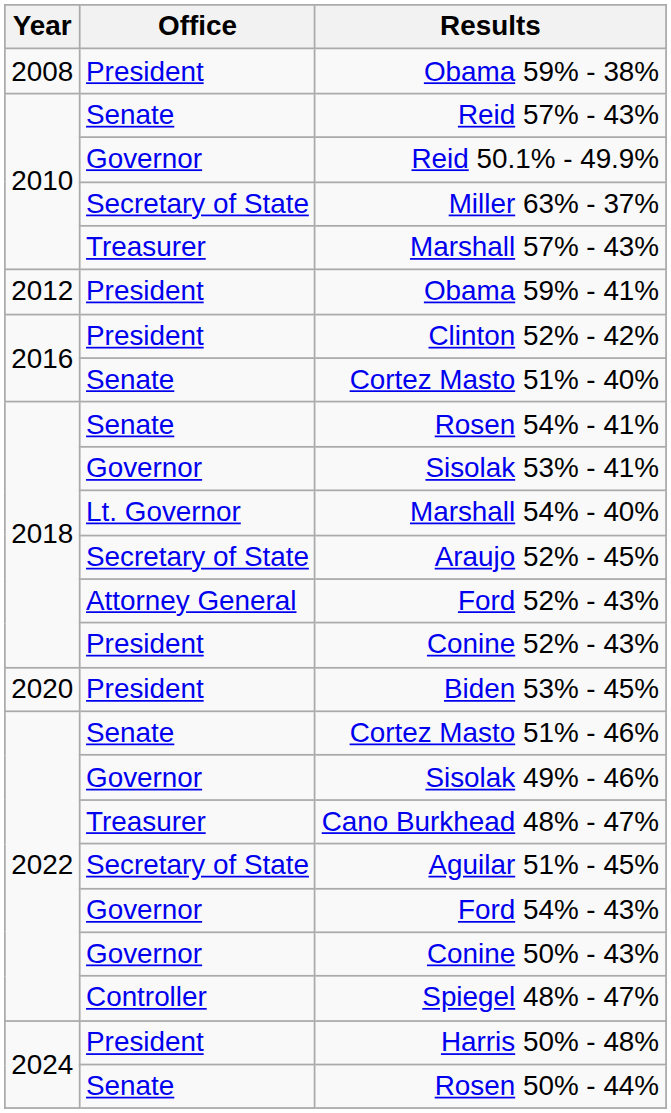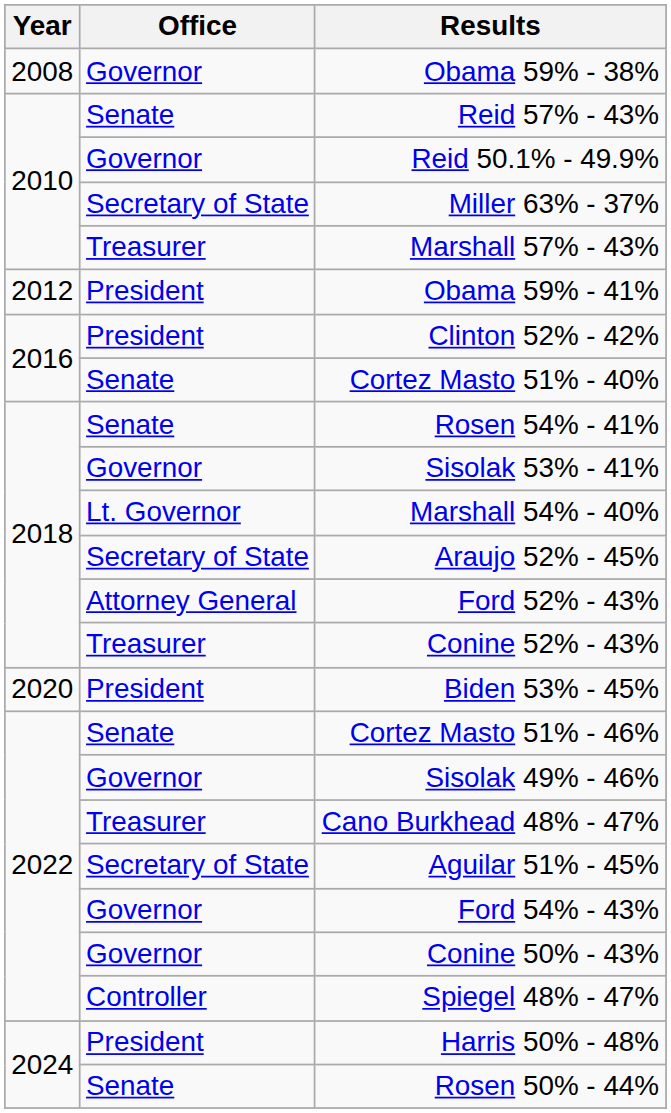(145, 70) President -> (144, 70) Governor
(145, 644) President -> (146, 644) Treasurer
